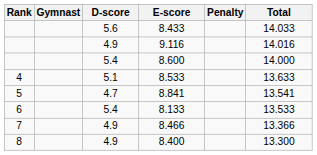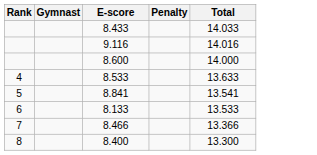- column: (111, 12)
